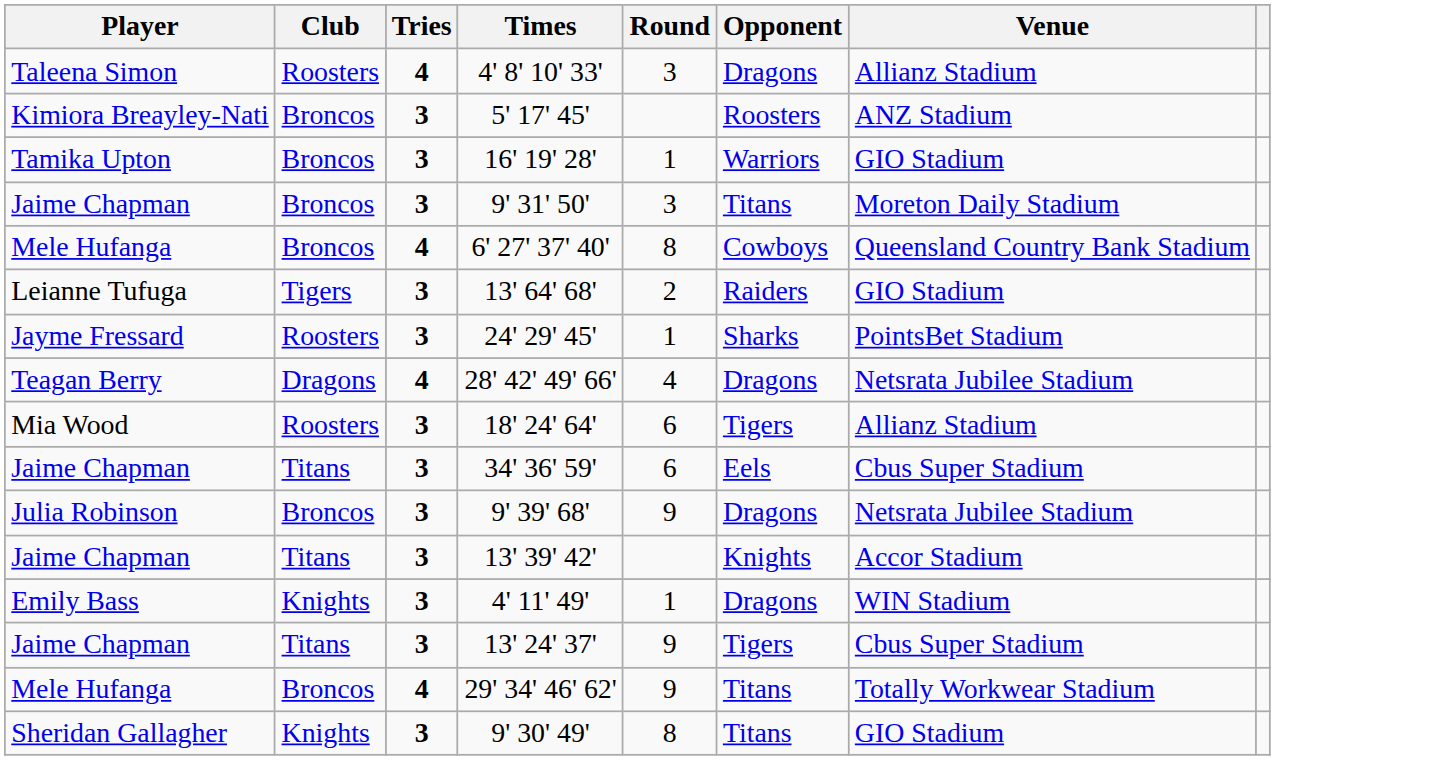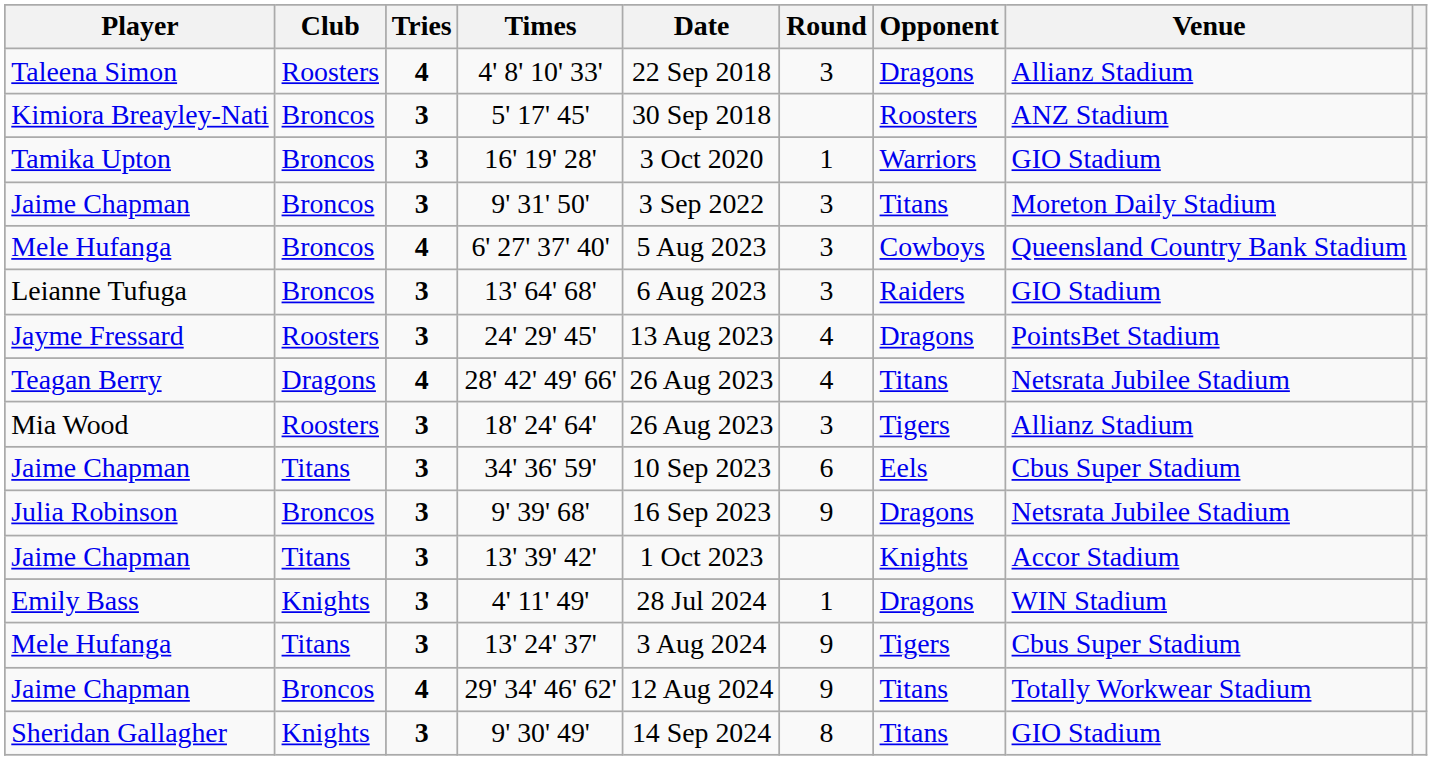+ column: (702, 26)
(670, 247) 8 -> (827, 247) 3
(317, 291) Tigers -> (328, 291) Broncos
(670, 291) 2 -> (827, 291) 3
(670, 335) 1 -> (827, 335) 4
(761, 335) Sharks -> (927, 335) Dragons
(770, 379) Dragons -> (914, 379) Titans
(670, 423) 6 -> (827, 423) 3
(101, 644) Jaime Chapman -> (91, 644) Mele Hufanga
(91, 688) Mele Hufanga -> (101, 688) Jaime Chapman
